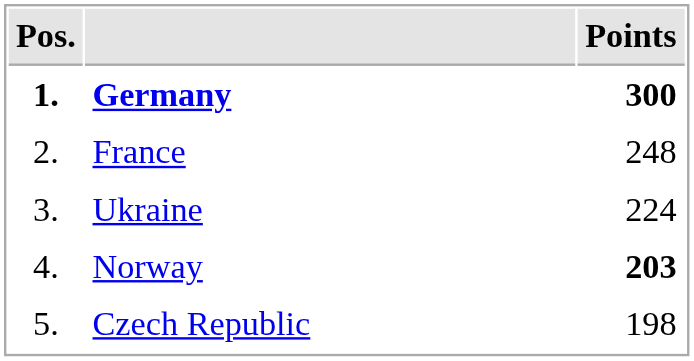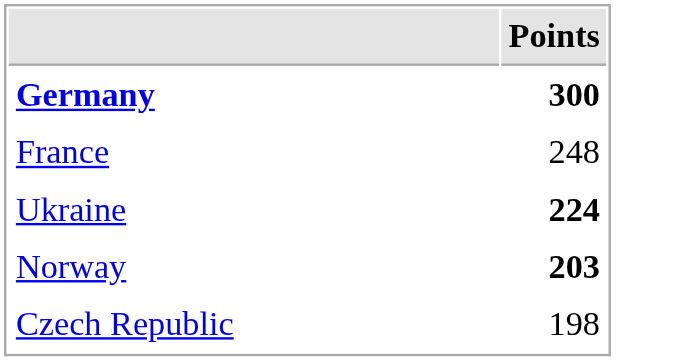- column: (46, 35)
(651, 209) normal -> (574, 209) bold
